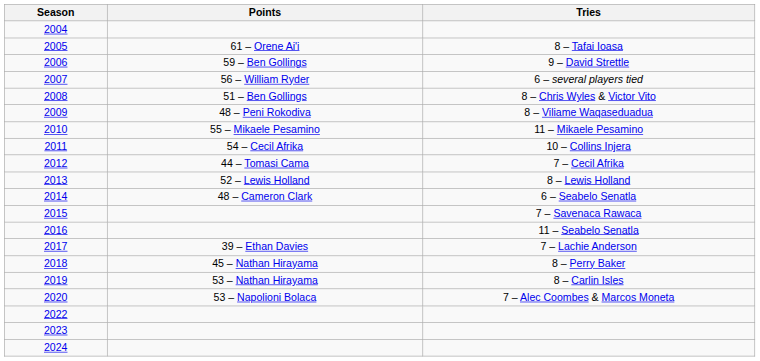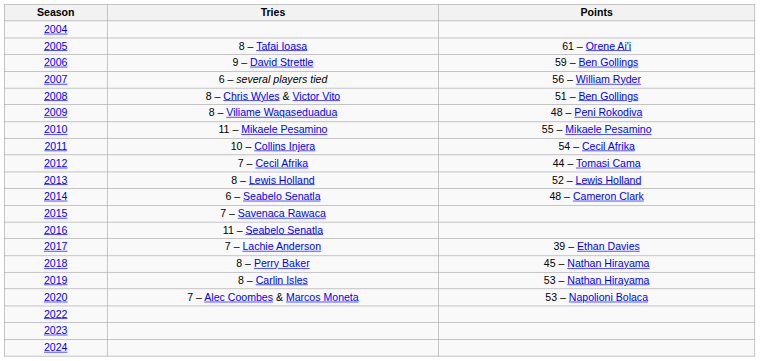columns swapped: (589, 12) <-> (265, 12)
